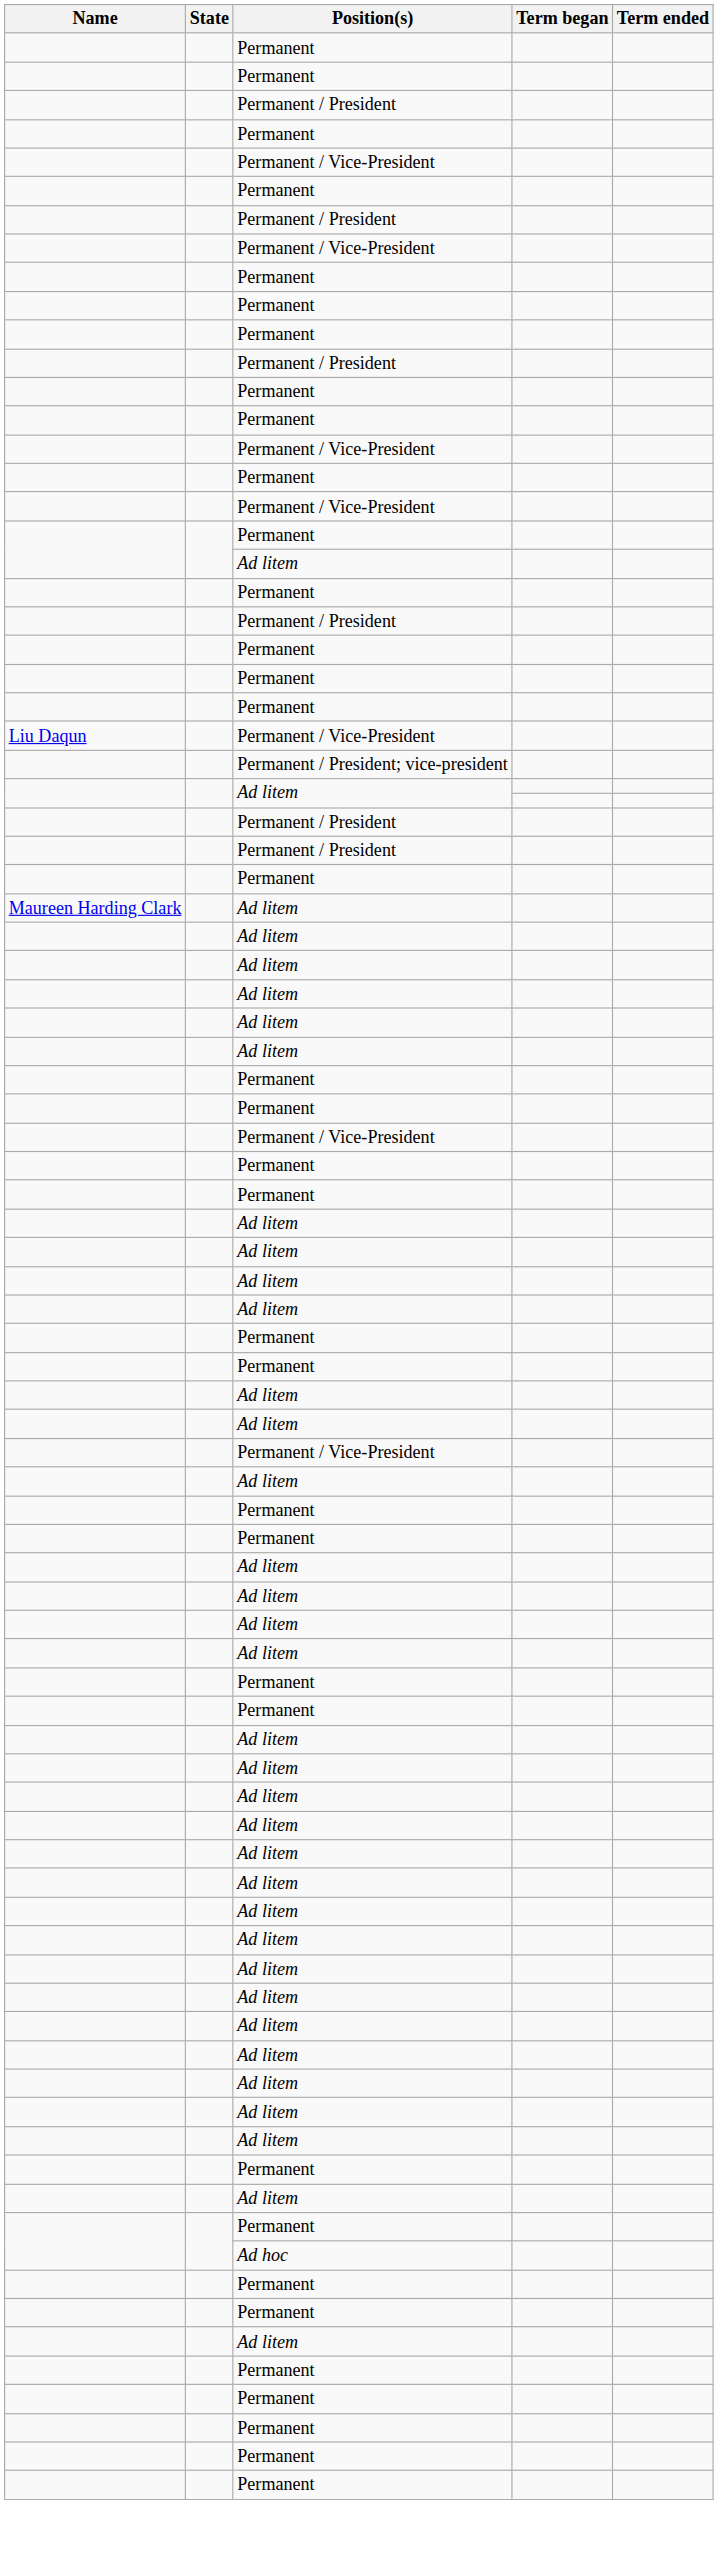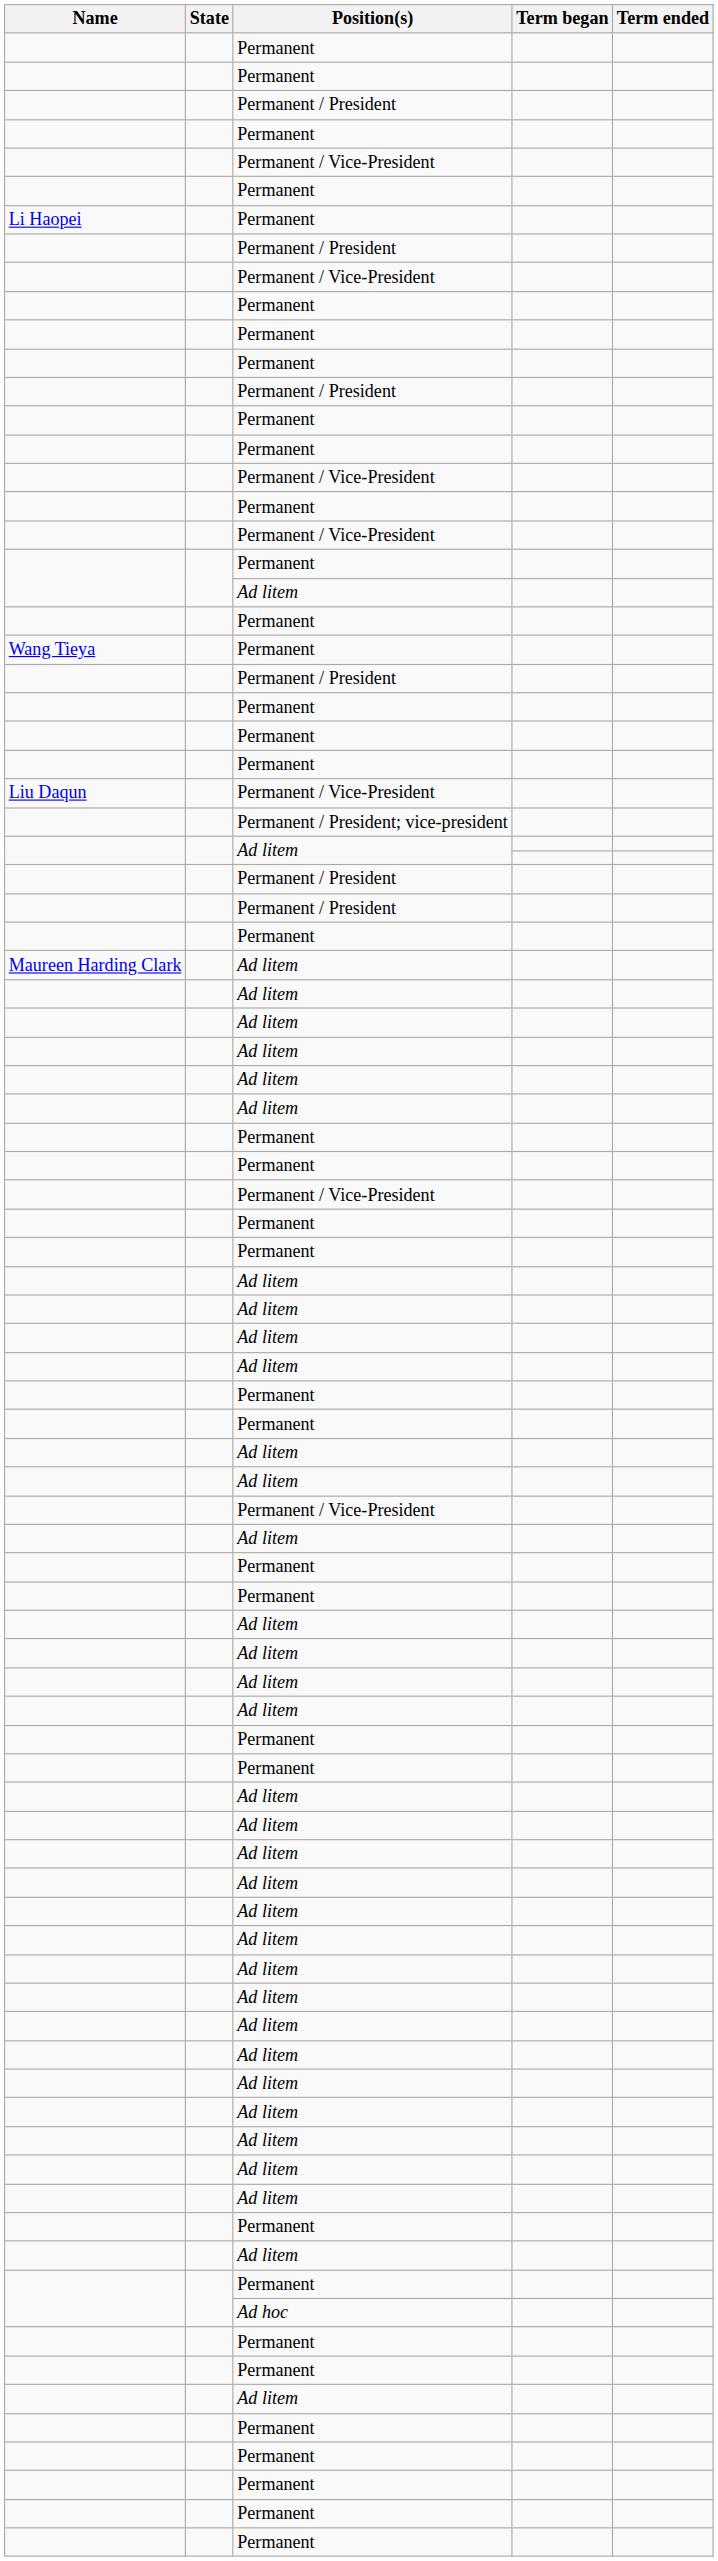+ row: (45, 219)
+ row: (52, 649)
